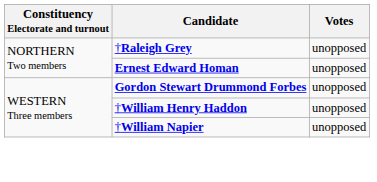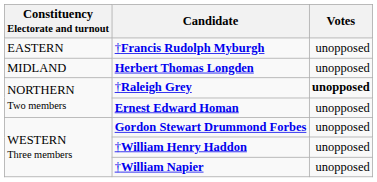+ row: (190, 48)
+ row: (184, 68)
(339, 48) normal -> (341, 87) bold
